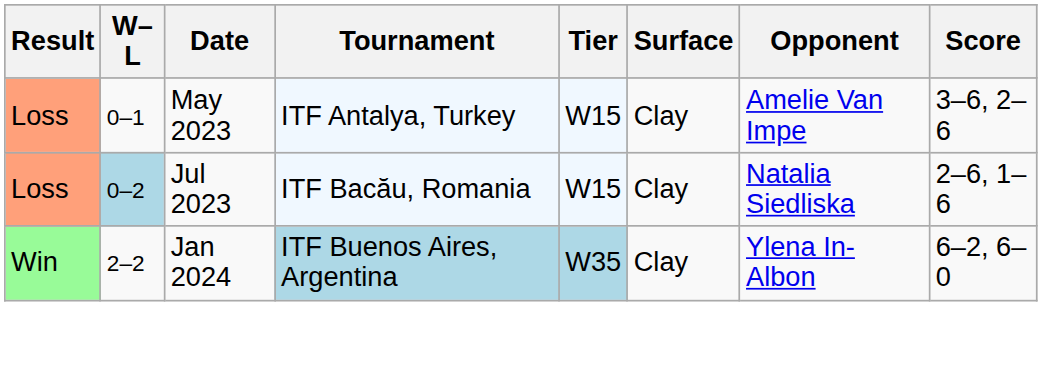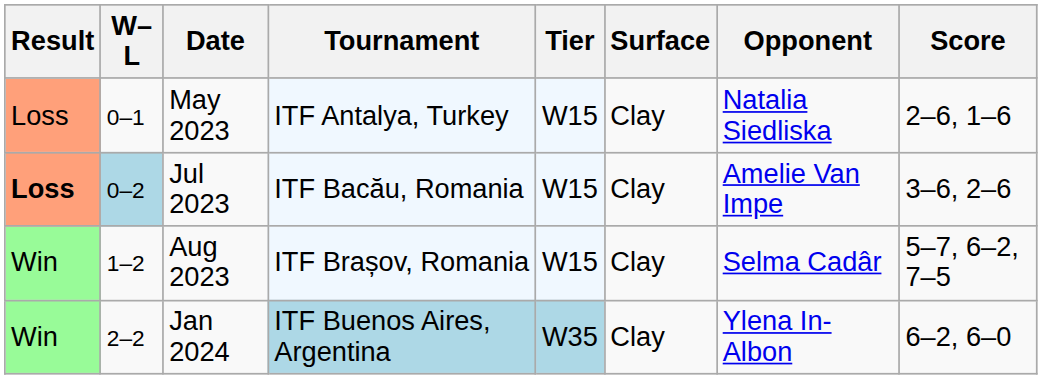(815, 115) Amelie Van Impe -> (777, 115) Natalia Siedliska
(981, 115) 3–6, 2–6 -> (958, 115) 2–6, 1–6
(40, 188) normal -> (43, 188) bold
(800, 188) Natalia Siedliska -> (791, 188) Amelie Van Impe
(981, 188) 2–6, 1–6 -> (958, 188) 3–6, 2–6
+ row: (199, 262)
